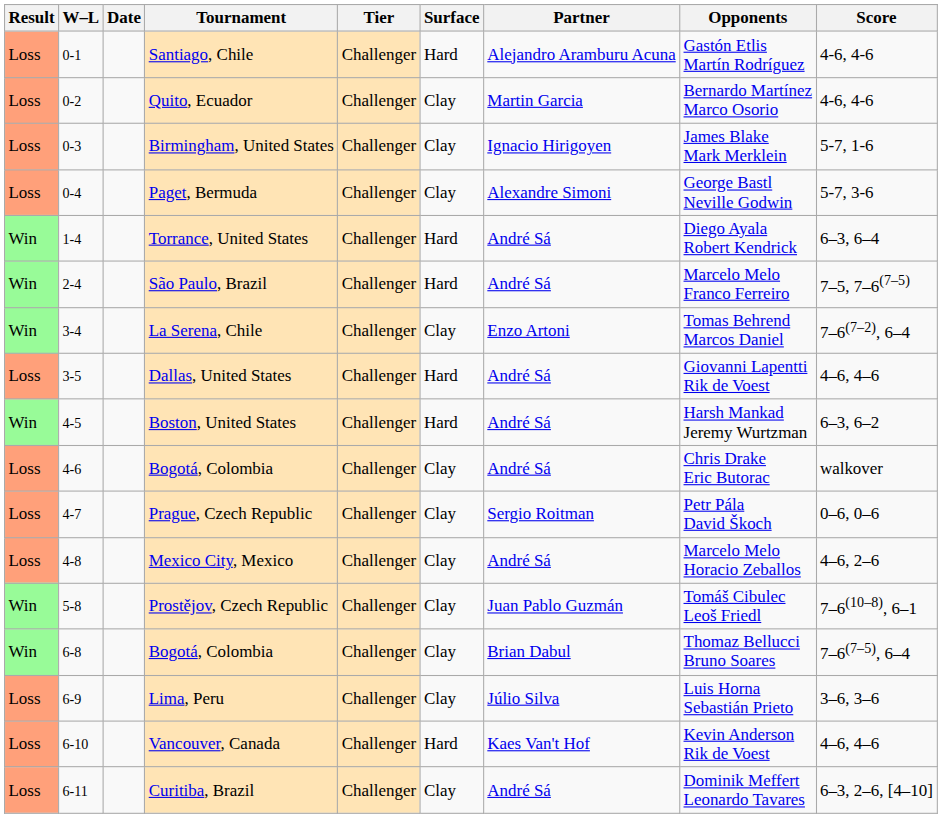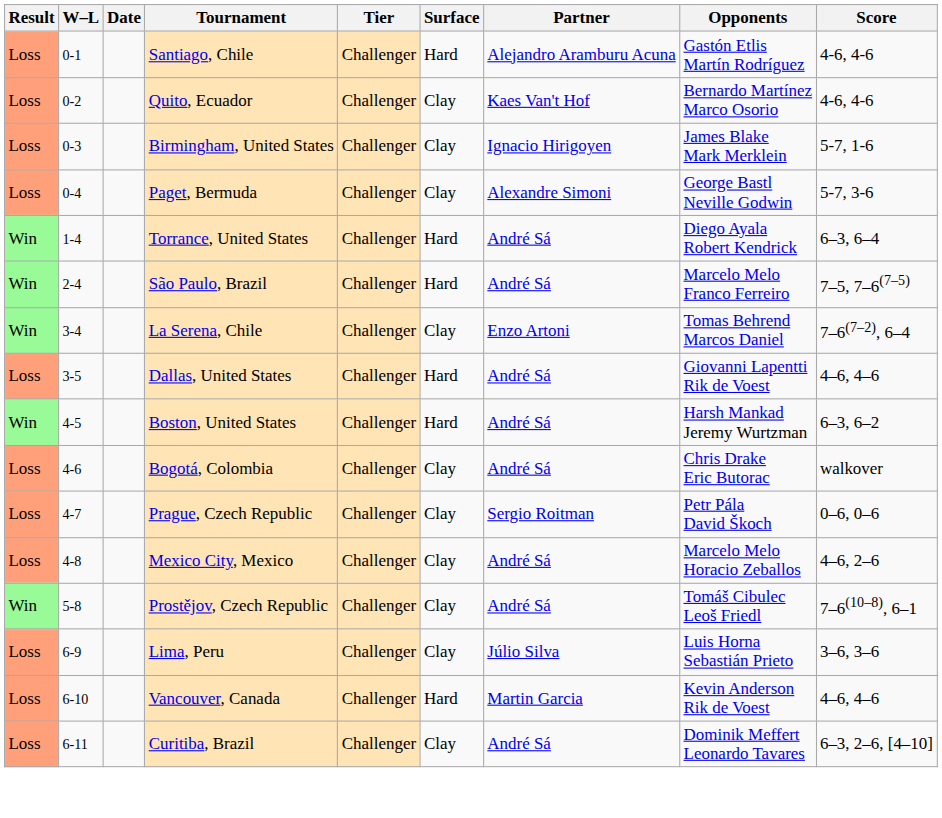(535, 100) Martin Garcia -> (539, 100) Kaes Van't Hof
(555, 606) Juan Pablo Guzmán -> (519, 606) André Sá
- row: (72, 653)
(539, 744) Kaes Van't Hof -> (535, 698) Martin Garcia
